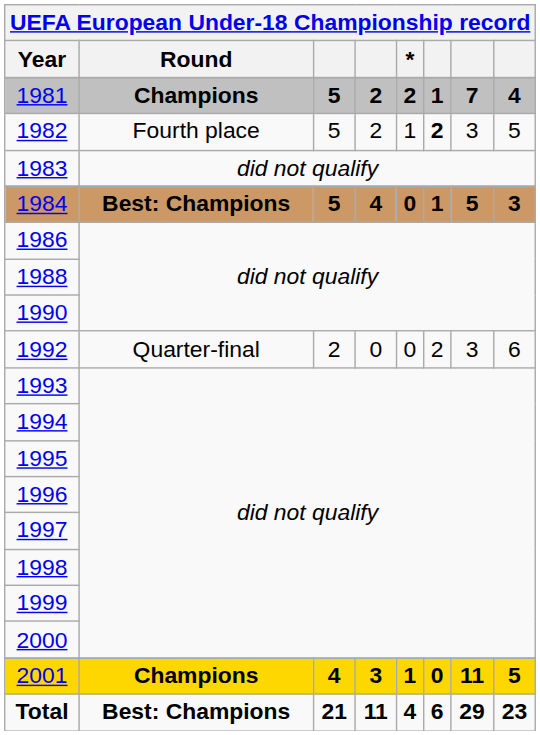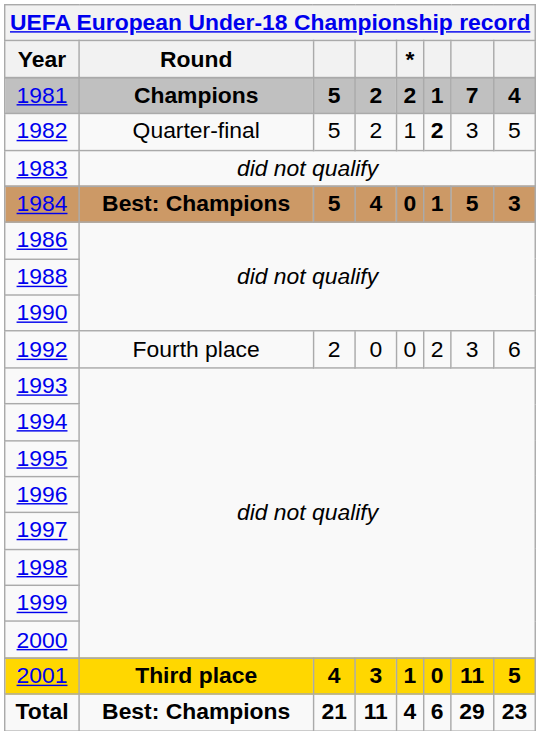(196, 131) Fourth place -> (196, 131) Quarter-final
(196, 349) Quarter-final -> (196, 349) Fourth place
(196, 675) Champions -> (196, 675) Third place
